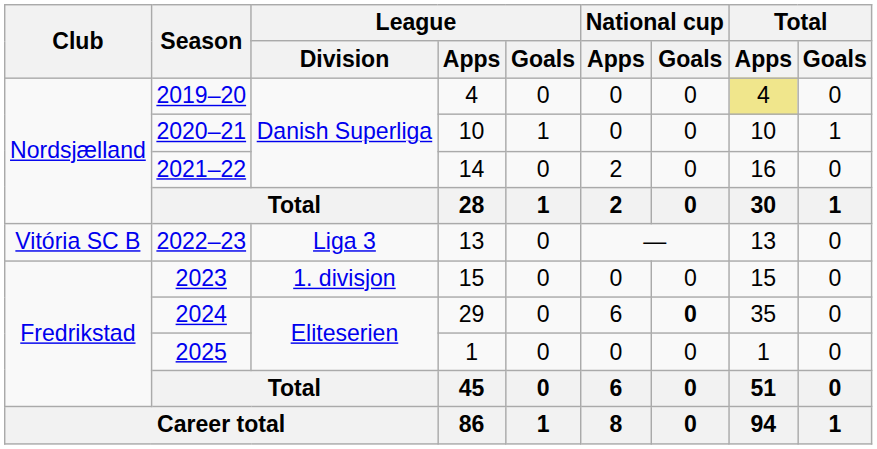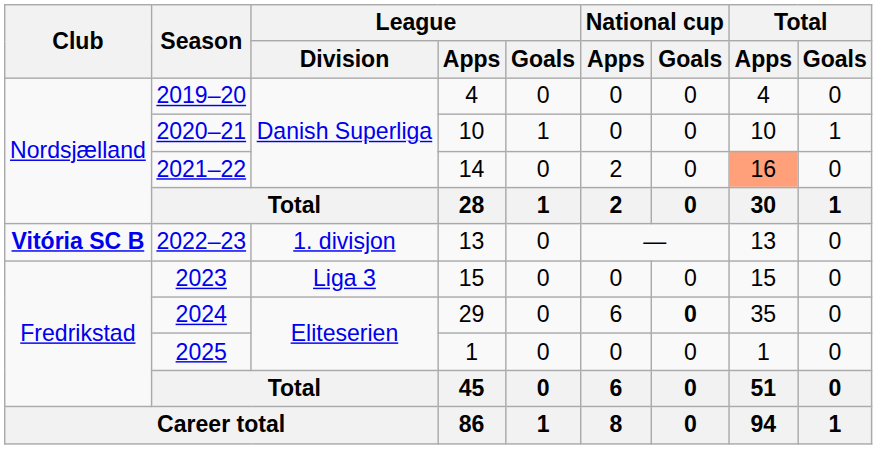(763, 95) khaki background -> (763, 95) no background
(763, 168) no background -> (763, 168) lightsalmon background
(78, 242) normal -> (78, 242) bold
(344, 242) Liga 3 -> (344, 242) 1. divisjon
(344, 278) 1. divisjon -> (344, 278) Liga 3
